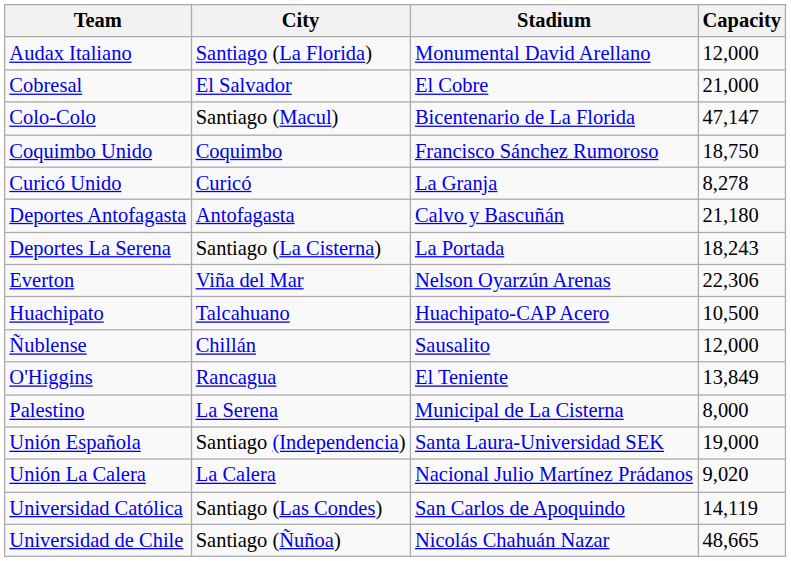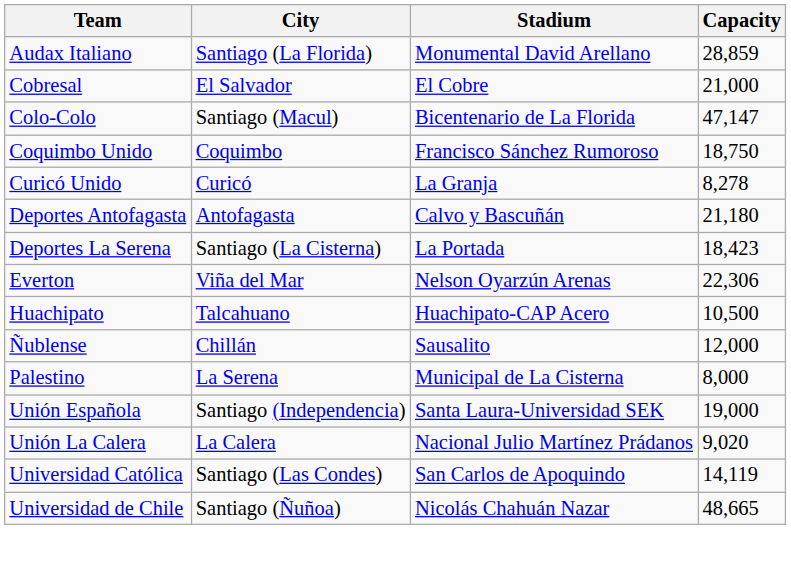(731, 53) 12,000 -> (731, 53) 28,859
(731, 248) 18,243 -> (731, 248) 18,423
- row: (51, 378)
